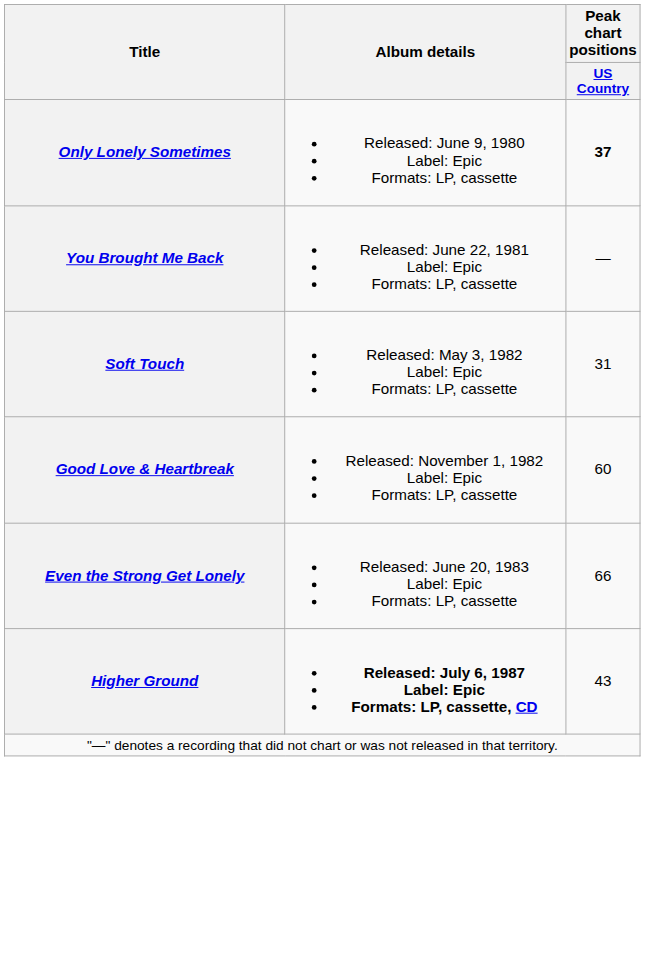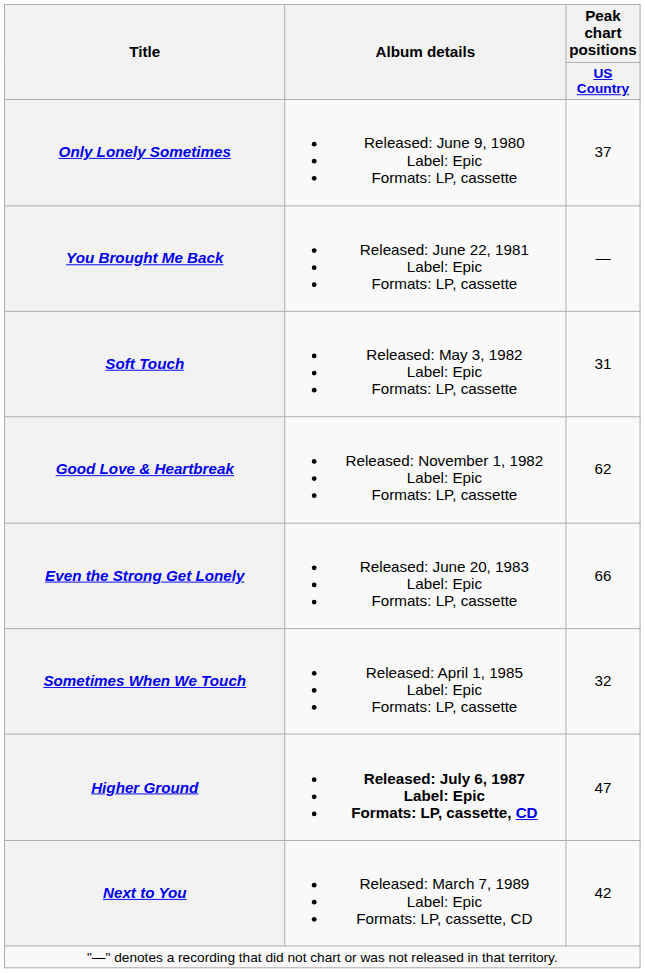(603, 152) bold -> (603, 152) normal
(603, 469) 60 -> (603, 469) 62
+ row: (145, 681)
(603, 681) 43 -> (603, 787) 47
+ row: (145, 893)
